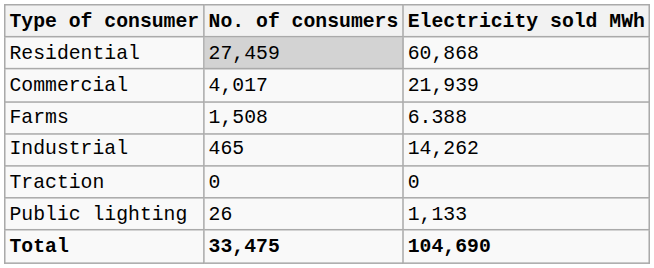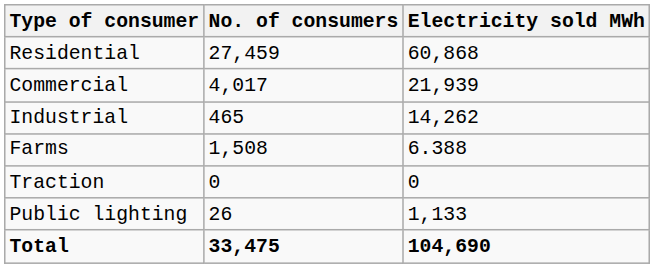(244, 53) lightgrey background -> (244, 53) no background
rows swapped: (69, 150) <-> (39, 117)
